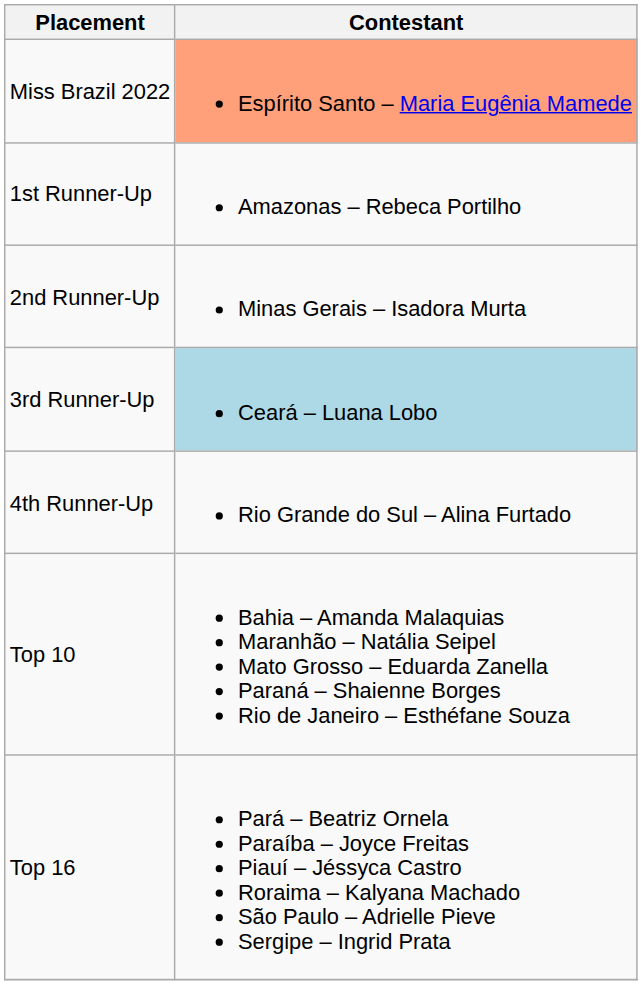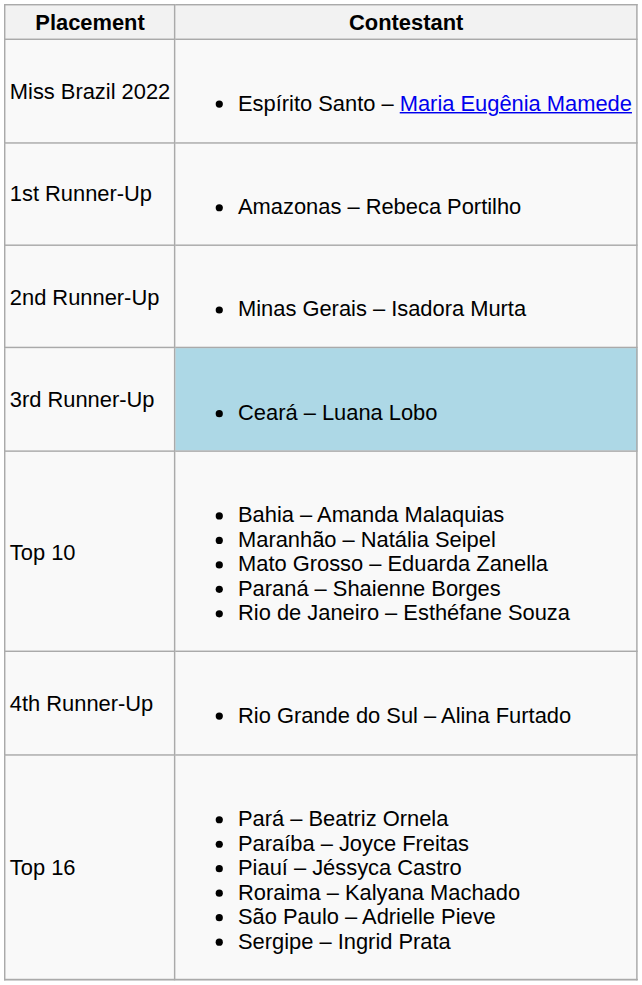(406, 103) lightsalmon background -> (406, 103) no background
rows swapped: (82, 502) <-> (43, 654)
